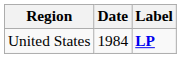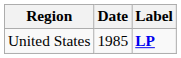(113, 41) 1984 -> (113, 41) 1985
